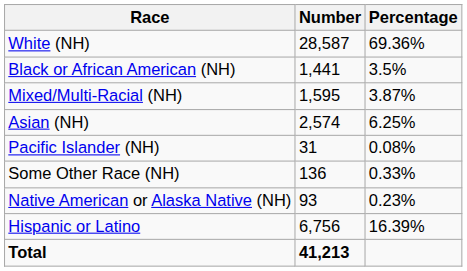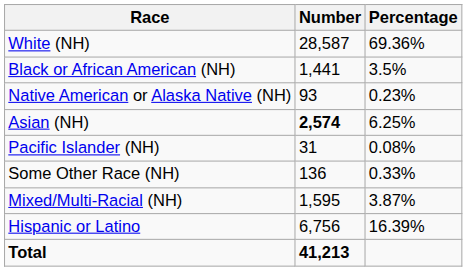rows swapped: (150, 200) <-> (95, 95)
(320, 122) normal -> (320, 122) bold
